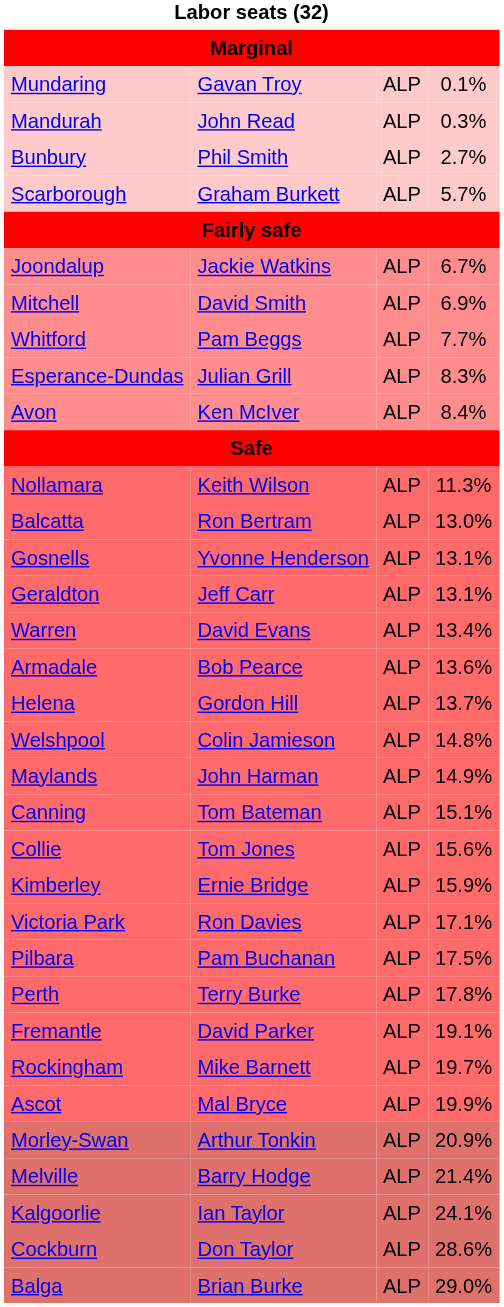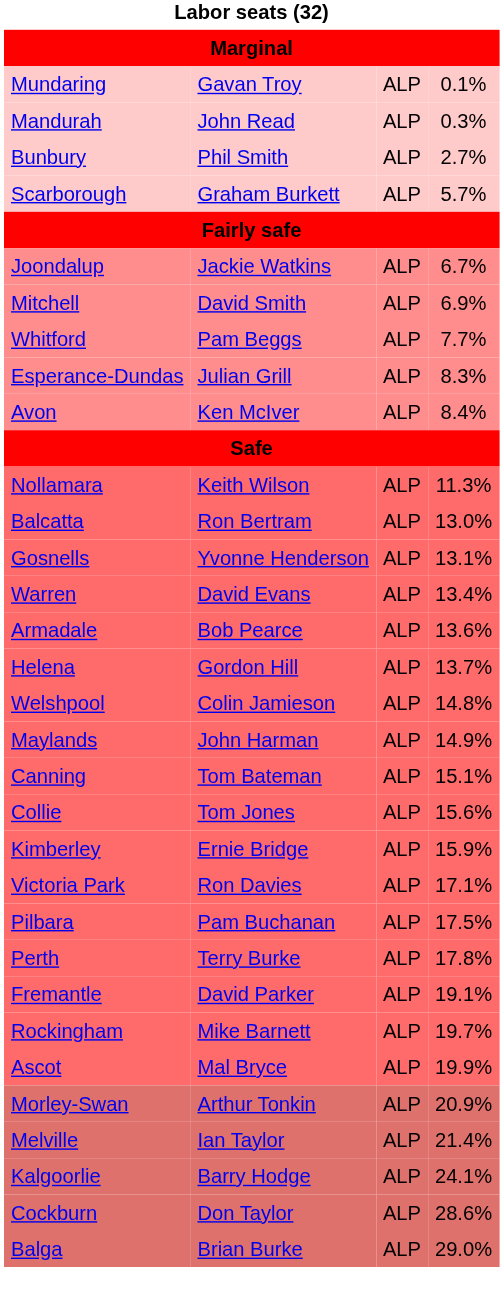- row: (55, 594)
(254, 1176) Barry Hodge -> (241, 1140) Ian Taylor
(241, 1212) Ian Taylor -> (254, 1176) Barry Hodge
